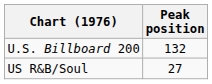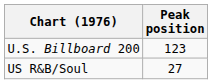(175, 48) 132 -> (175, 48) 123
